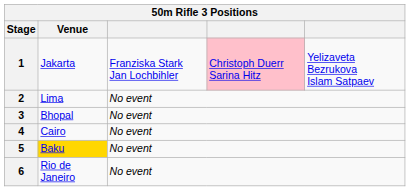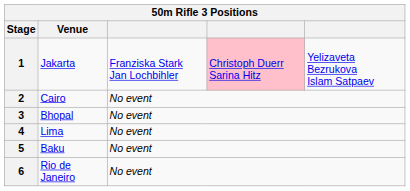(52, 98) Lima -> (53, 98) Cairo
(53, 132) Cairo -> (52, 132) Lima
(52, 148) gold background -> (52, 148) no background
